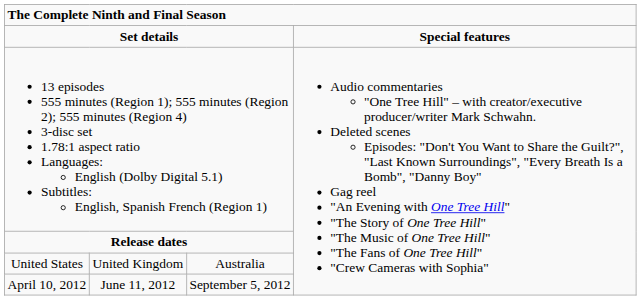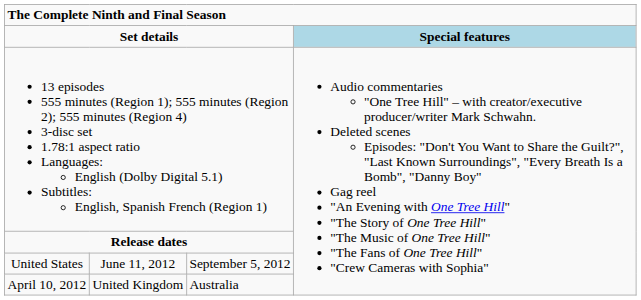(465, 36) no background -> (465, 36) lightblue background
(138, 263) United Kingdom -> (138, 263) June 11, 2012
(240, 263) Australia -> (240, 263) September 5, 2012
(138, 284) June 11, 2012 -> (138, 284) United Kingdom
(240, 284) September 5, 2012 -> (214, 284) Australia
